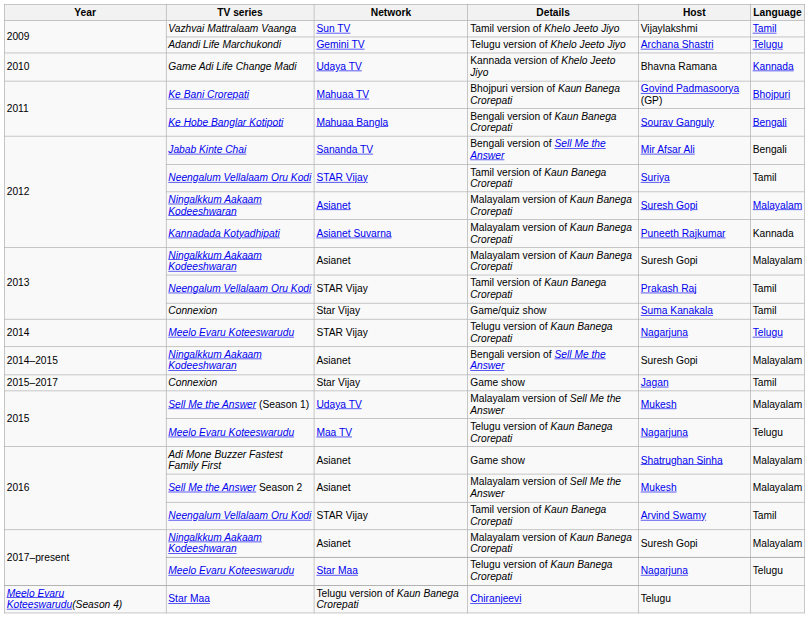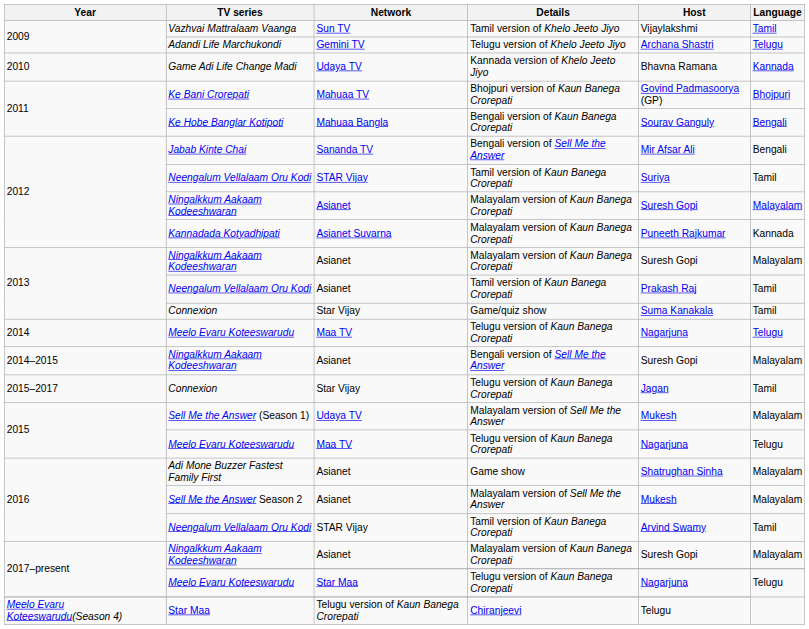(342, 289) STAR Vijay -> (333, 289) Asianet
(342, 333) STAR Vijay -> (334, 333) Maa TV
(498, 382) Game show -> (541, 388) Telugu version of Kaun Banega Crorepati
